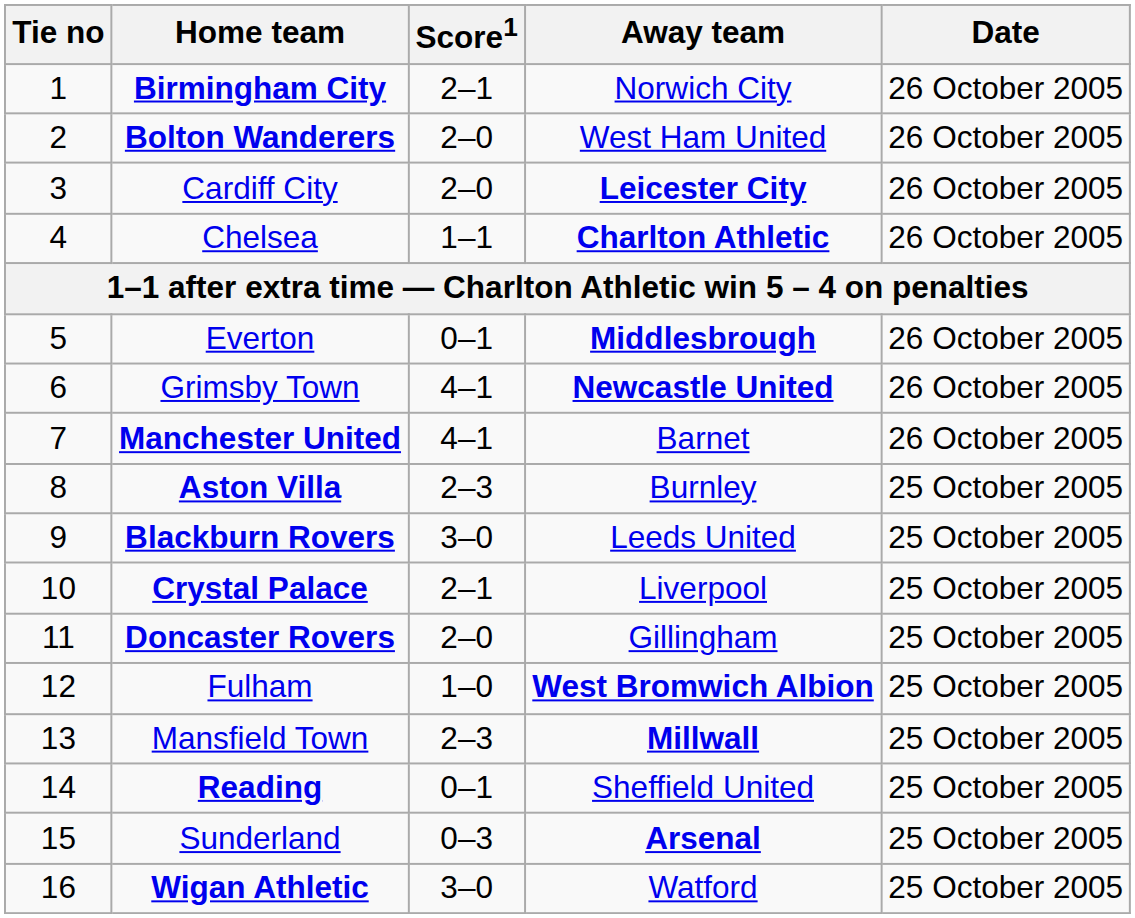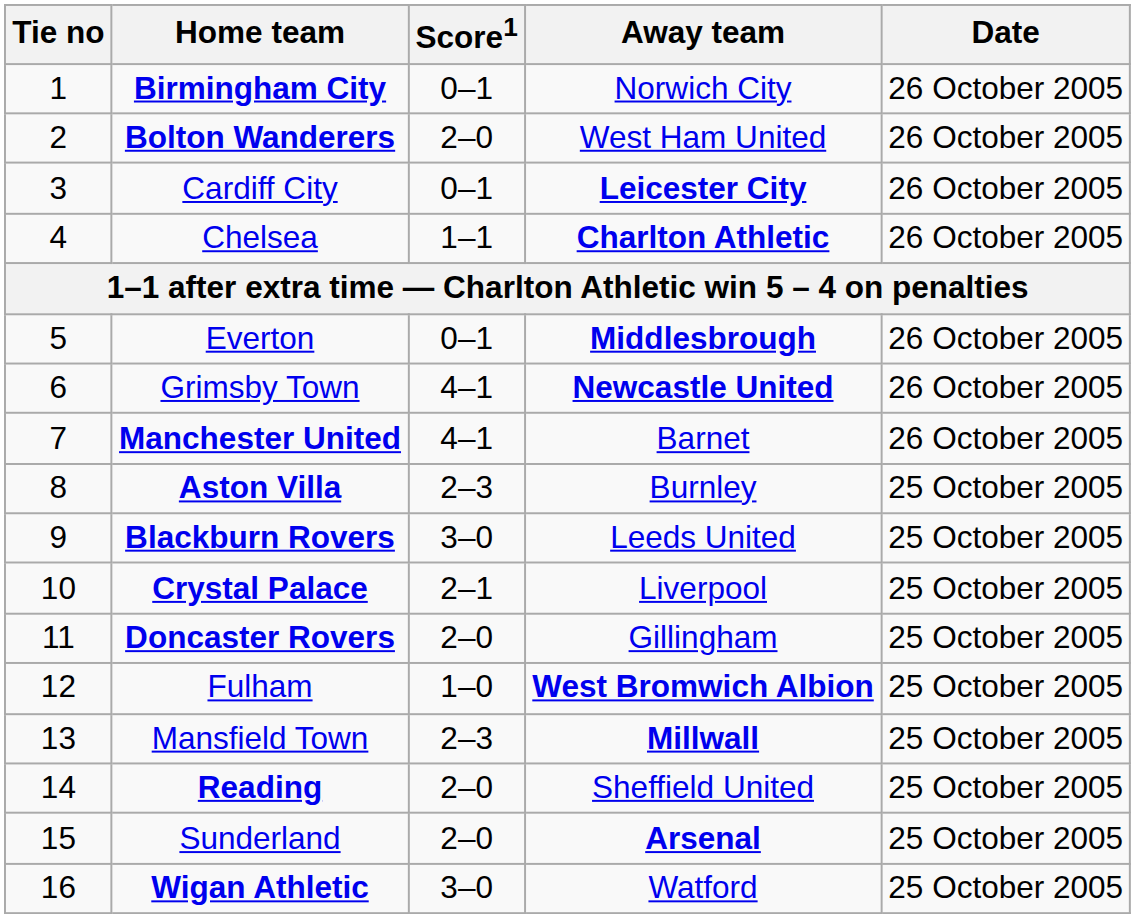(467, 88) 2–1 -> (467, 88) 0–1
(467, 187) 2–0 -> (467, 187) 0–1
(467, 787) 0–1 -> (467, 787) 2–0
(467, 837) 0–3 -> (467, 837) 2–0
